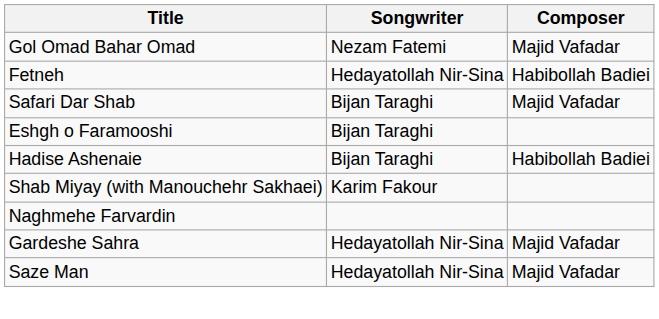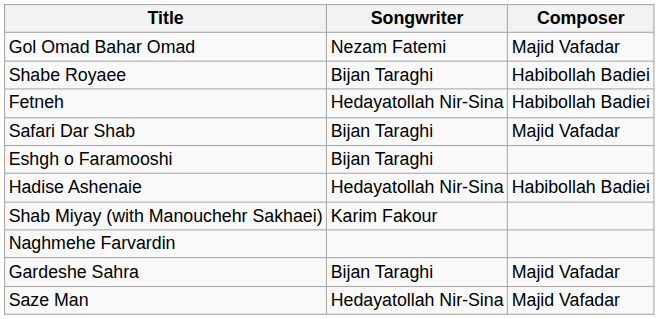+ row: (67, 74)
(382, 159) Bijan Taraghi -> (417, 187) Hedayatollah Nir-Sina
(417, 243) Hedayatollah Nir-Sina -> (382, 272) Bijan Taraghi
